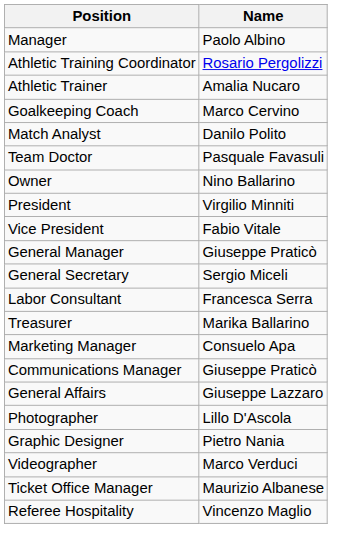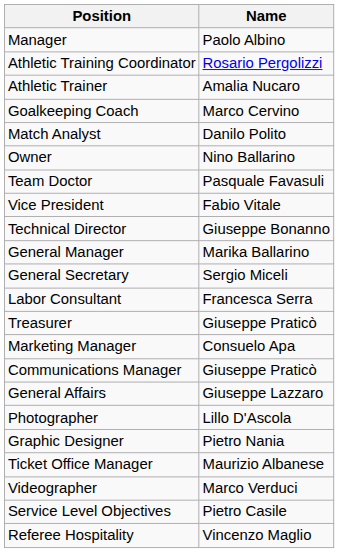rows swapped: (50, 157) <-> (30, 181)
- row: (39, 205)
+ row: (67, 228)
(260, 252) Giuseppe Praticò -> (256, 252) Marika Ballarino
(256, 323) Marika Ballarino -> (260, 323) Giuseppe Praticò
rows swapped: (52, 464) <-> (80, 488)
+ row: (89, 511)
